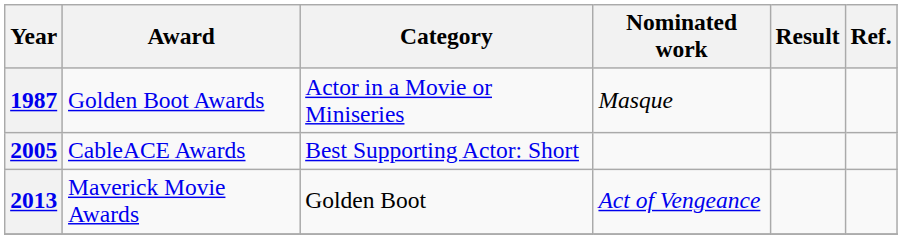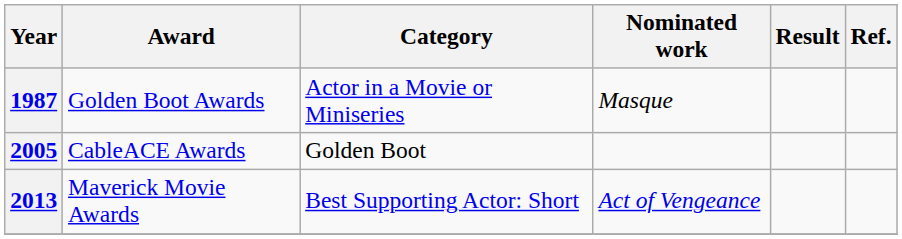(442, 150) Best Supporting Actor: Short -> (366, 150) Golden Boot
(366, 201) Golden Boot -> (442, 201) Best Supporting Actor: Short
